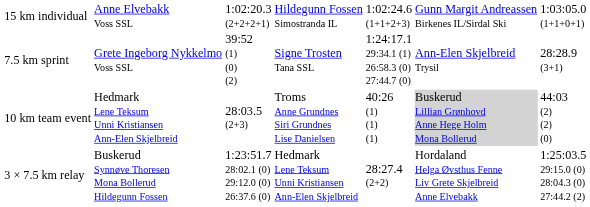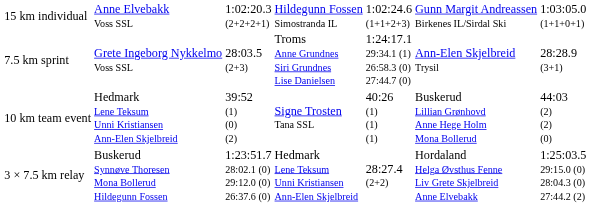(239, 60) 39:52 (1) (0) (2) -> (244, 60) 28:03.5 (2+3)
(308, 60) Signe Trosten Tana SSL -> (306, 60) Troms Anne Grundnes Siri Grundnes Lise Danielsen
(244, 117) 28:03.5 (2+3) -> (239, 117) 39:52 (1) (0) (2)
(306, 117) Troms Anne Grundnes Siri Grundnes Lise Danielsen -> (308, 117) Signe Trosten Tana SSL
(451, 117) lightgrey background -> (451, 117) no background
